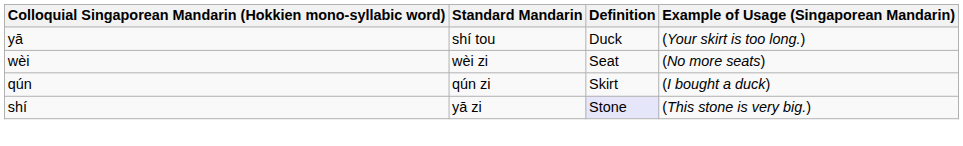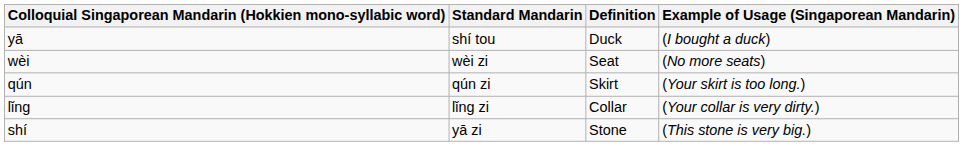(734, 38) (Your skirt is too long.) -> (716, 38) (I bought a duck)
(716, 84) (I bought a duck) -> (734, 84) (Your skirt is too long.)
+ row: (19, 107)
(608, 107) lavender background -> (608, 130) no background
